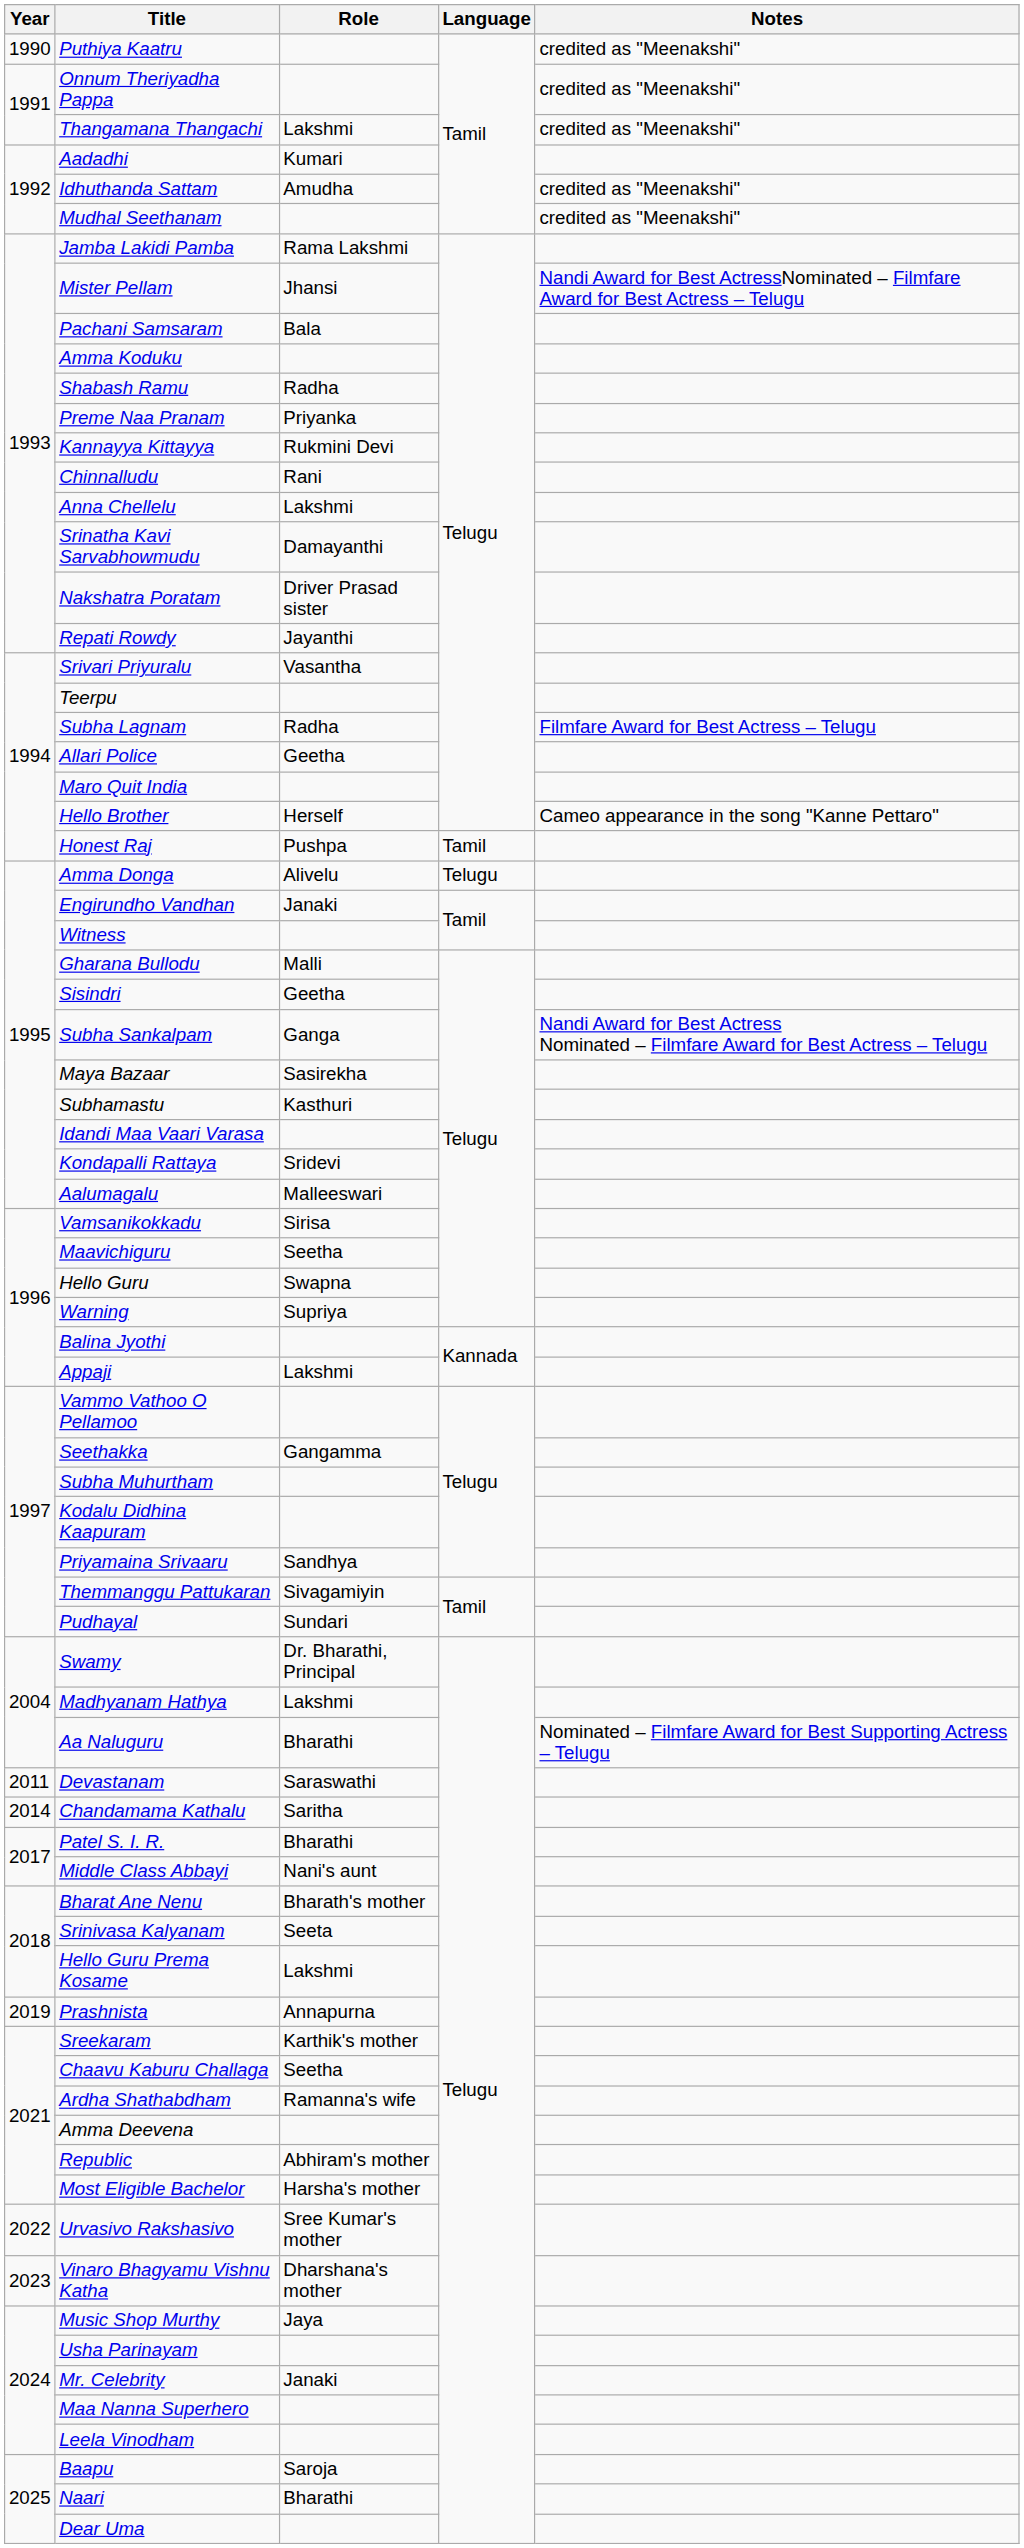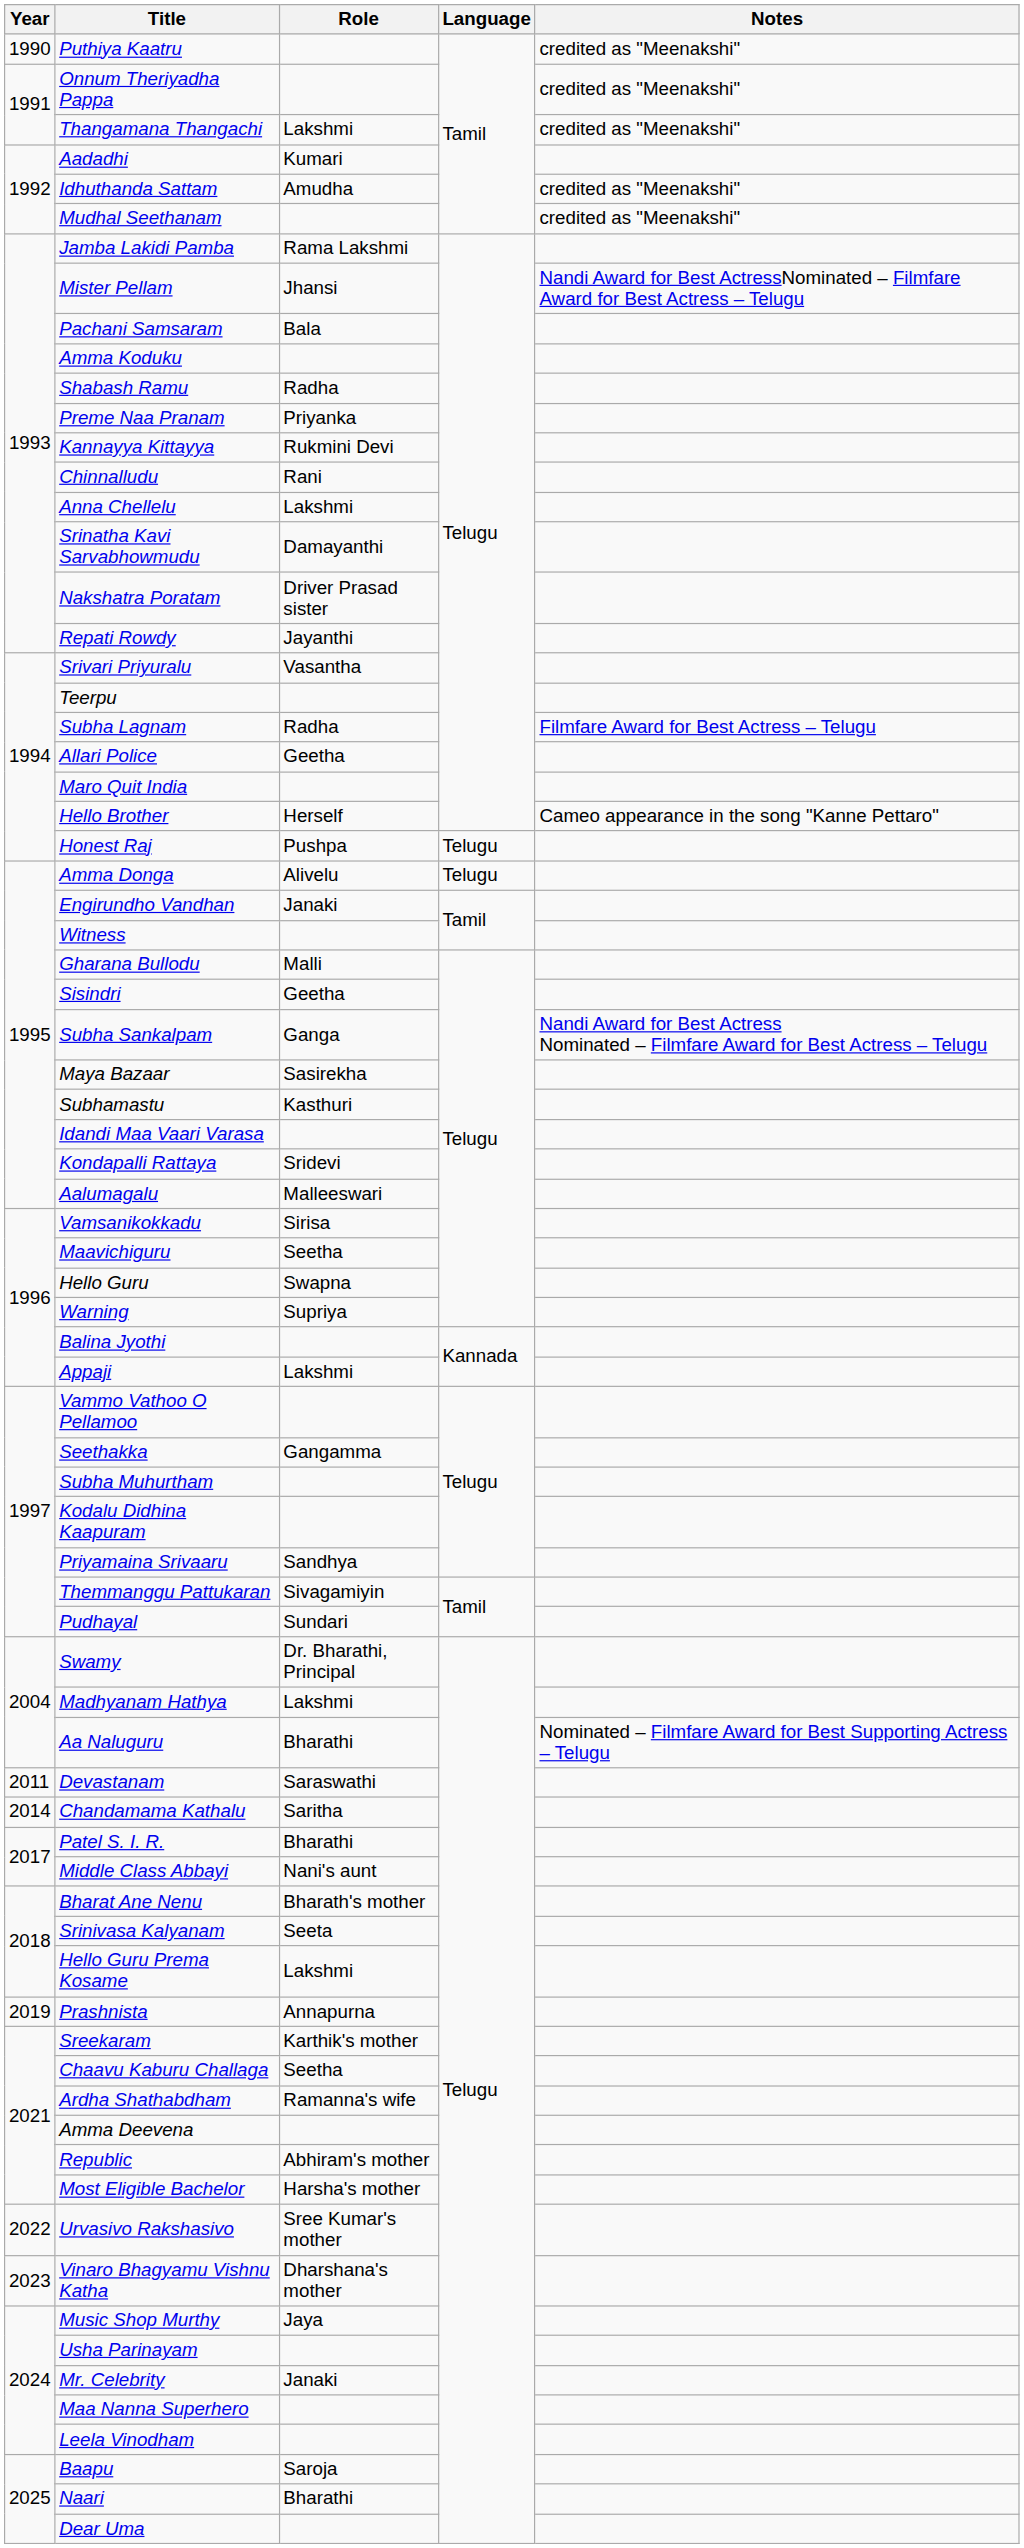(464, 845) Tamil -> (470, 845) Telugu
